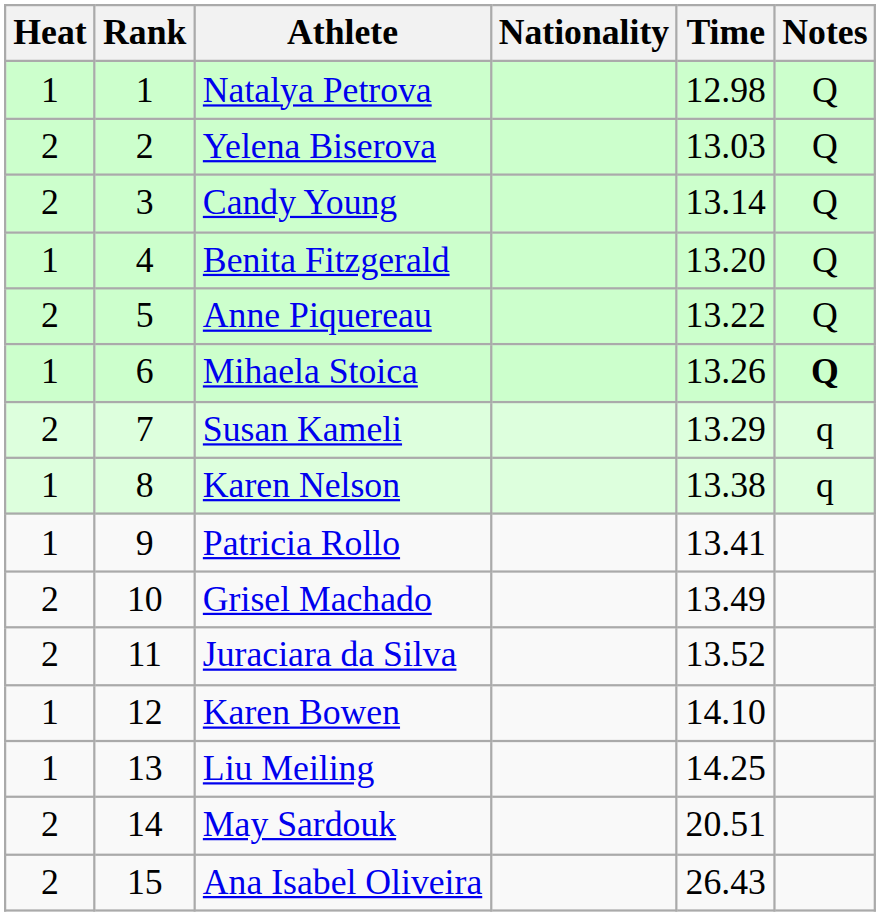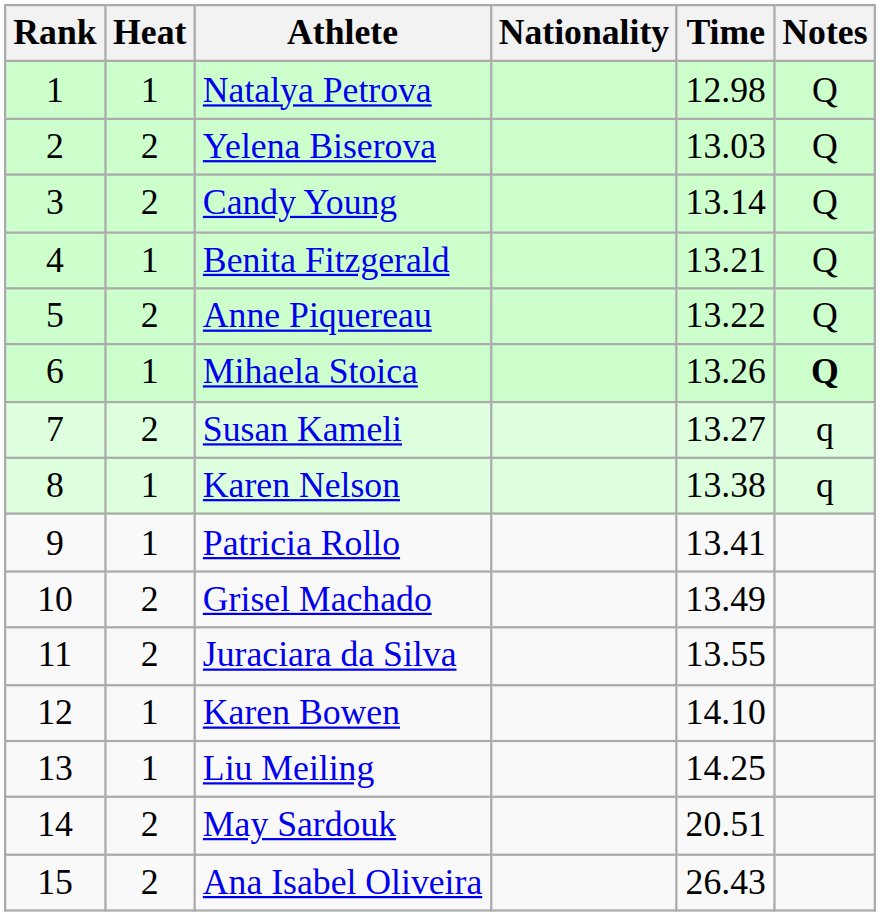columns swapped: (145, 32) <-> (50, 32)
(726, 259) 13.20 -> (726, 259) 13.21
(726, 428) 13.29 -> (726, 428) 13.27
(726, 655) 13.52 -> (726, 655) 13.55
